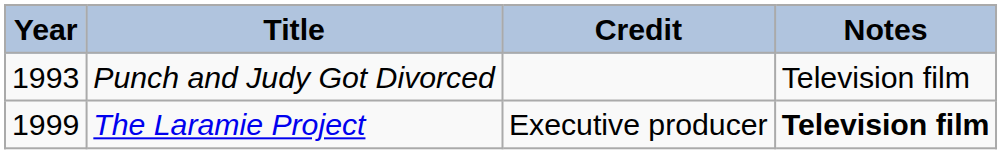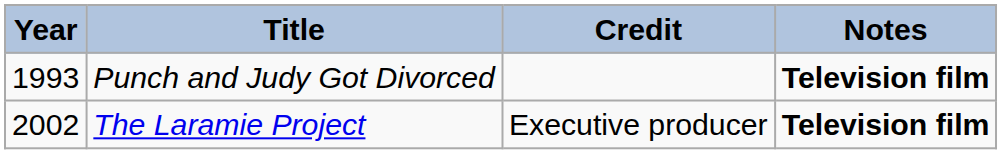(876, 77) normal -> (886, 77) bold
(46, 125) 1999 -> (46, 125) 2002
